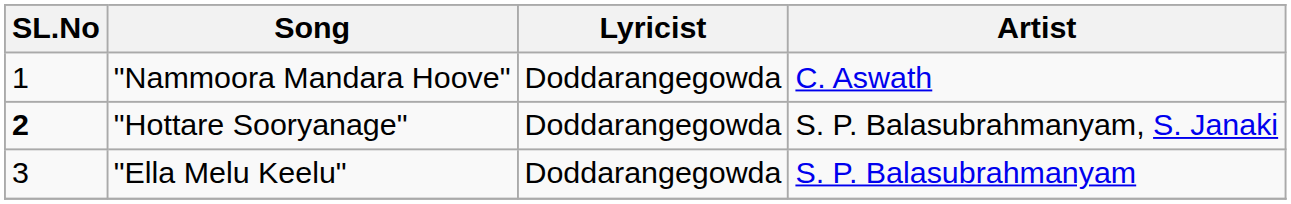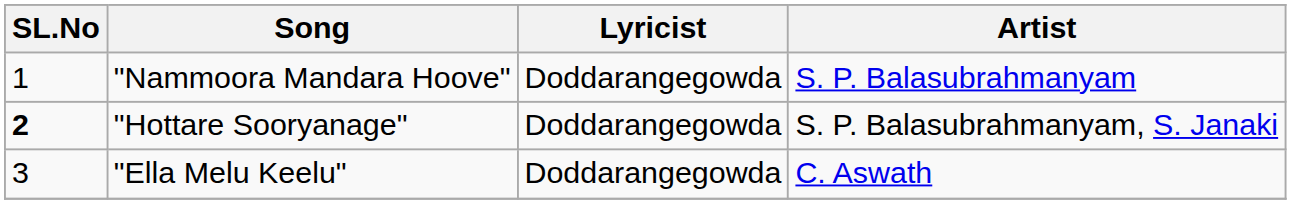(864, 76) C. Aswath -> (966, 76) S. P. Balasubrahmanyam
(966, 173) S. P. Balasubrahmanyam -> (864, 173) C. Aswath
